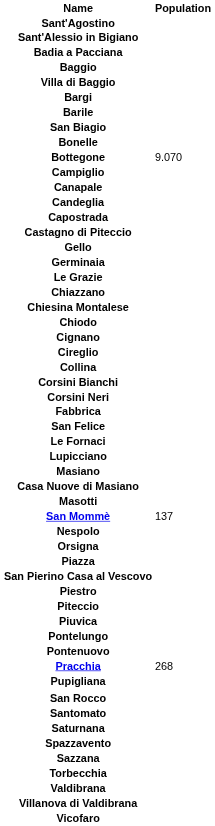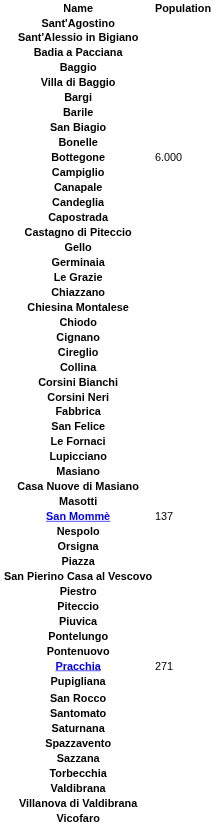(169, 157) 9.070 -> (169, 157) 6.000
(164, 666) 268 -> (164, 666) 271
